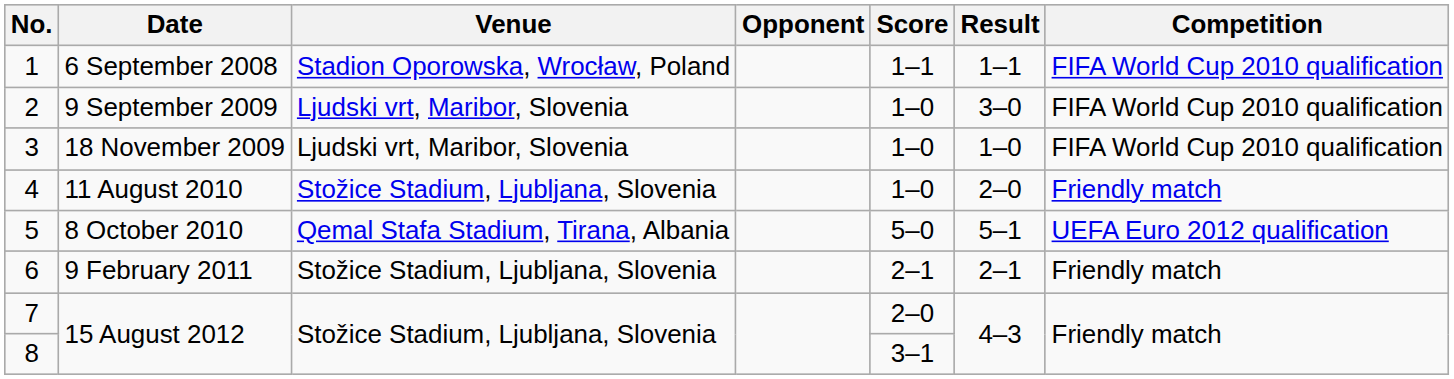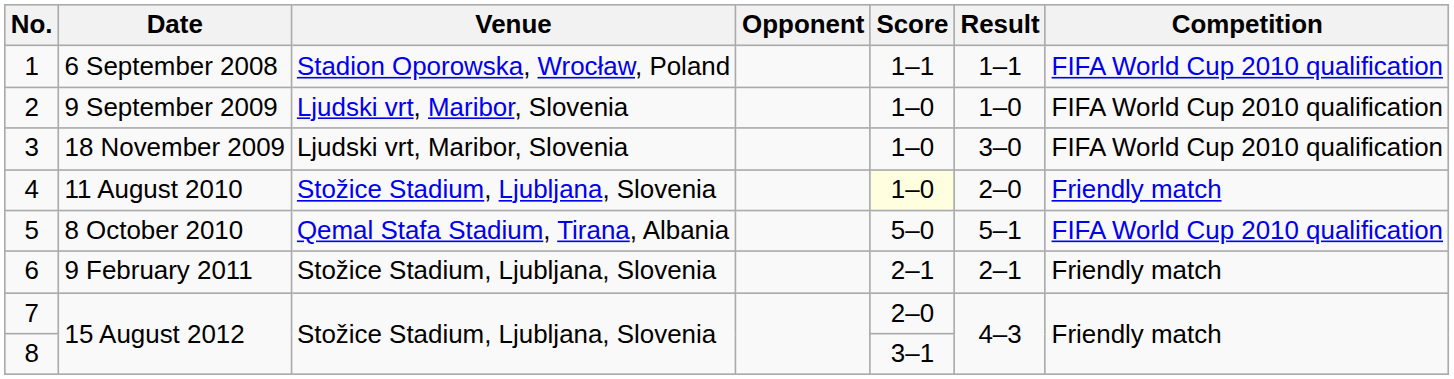(1000, 107) 3–0 -> (1000, 107) 1–0
(1000, 148) 1–0 -> (1000, 148) 3–0
(912, 189) no background -> (912, 189) lightyellow background
(1220, 230) UEFA Euro 2012 qualification -> (1247, 230) FIFA World Cup 2010 qualification
